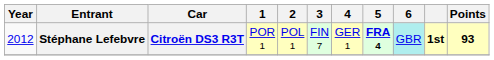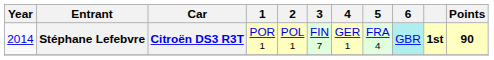(20, 39) 2012 -> (20, 39) 2014
(378, 39) bold -> (378, 38) normal
(468, 39) 93 -> (467, 39) 90
